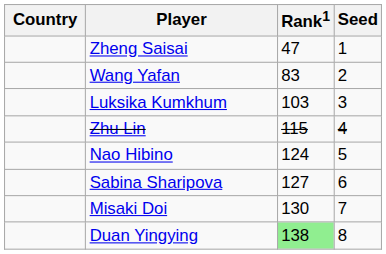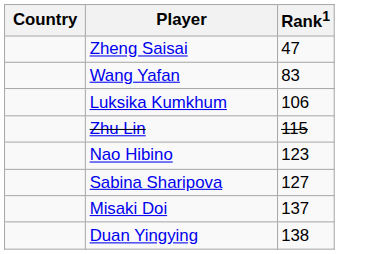- column: (358, 20)
(295, 102) 103 -> (295, 102) 106
(295, 155) 124 -> (295, 155) 123
(295, 208) 130 -> (295, 208) 137
(295, 235) lightgreen background -> (295, 235) no background
